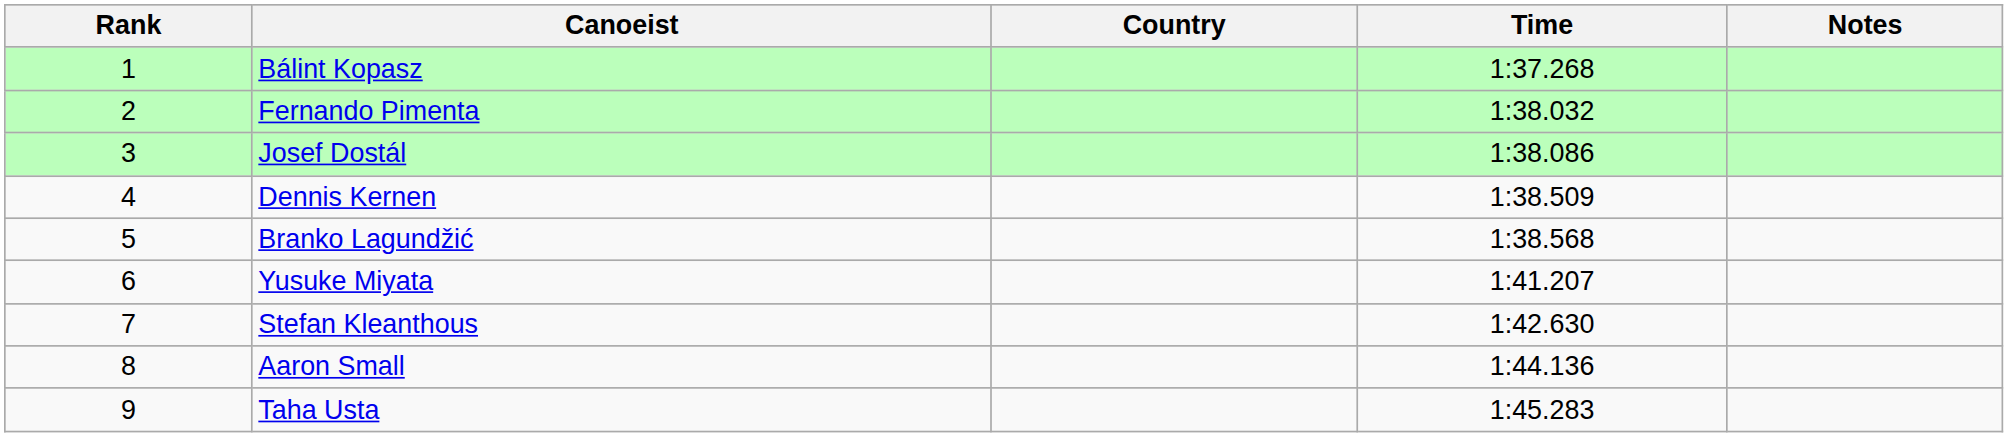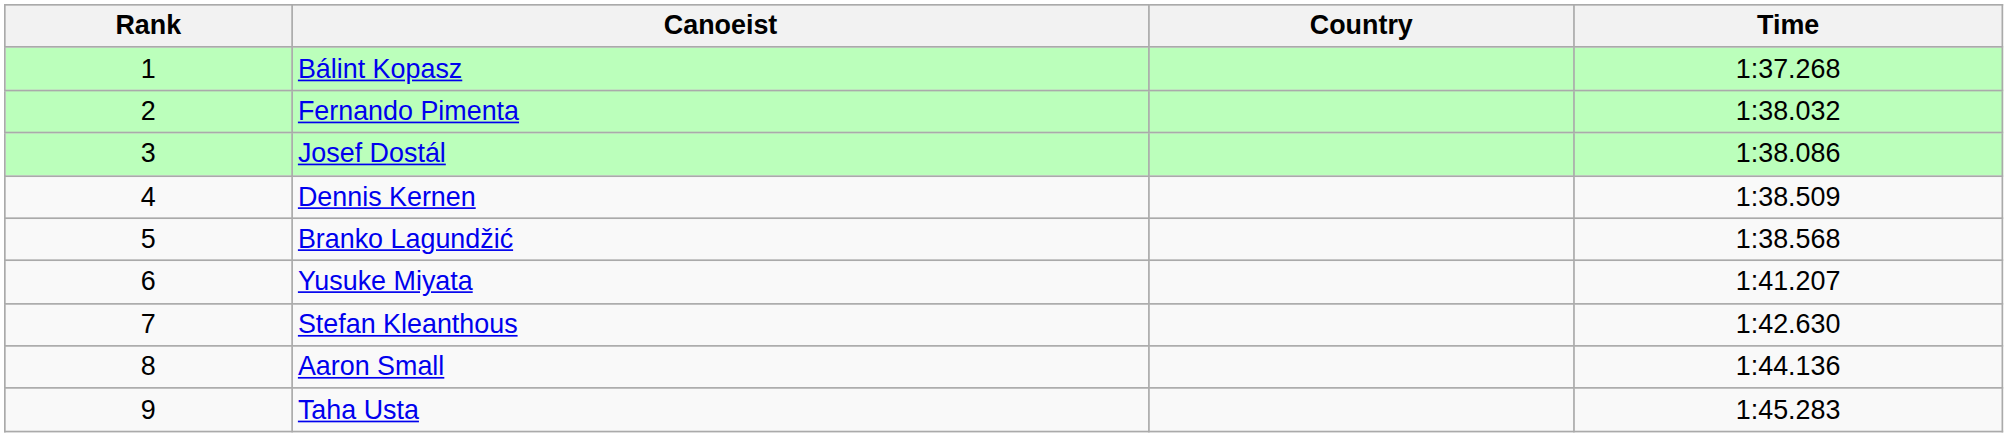- column: (1865, 25)
